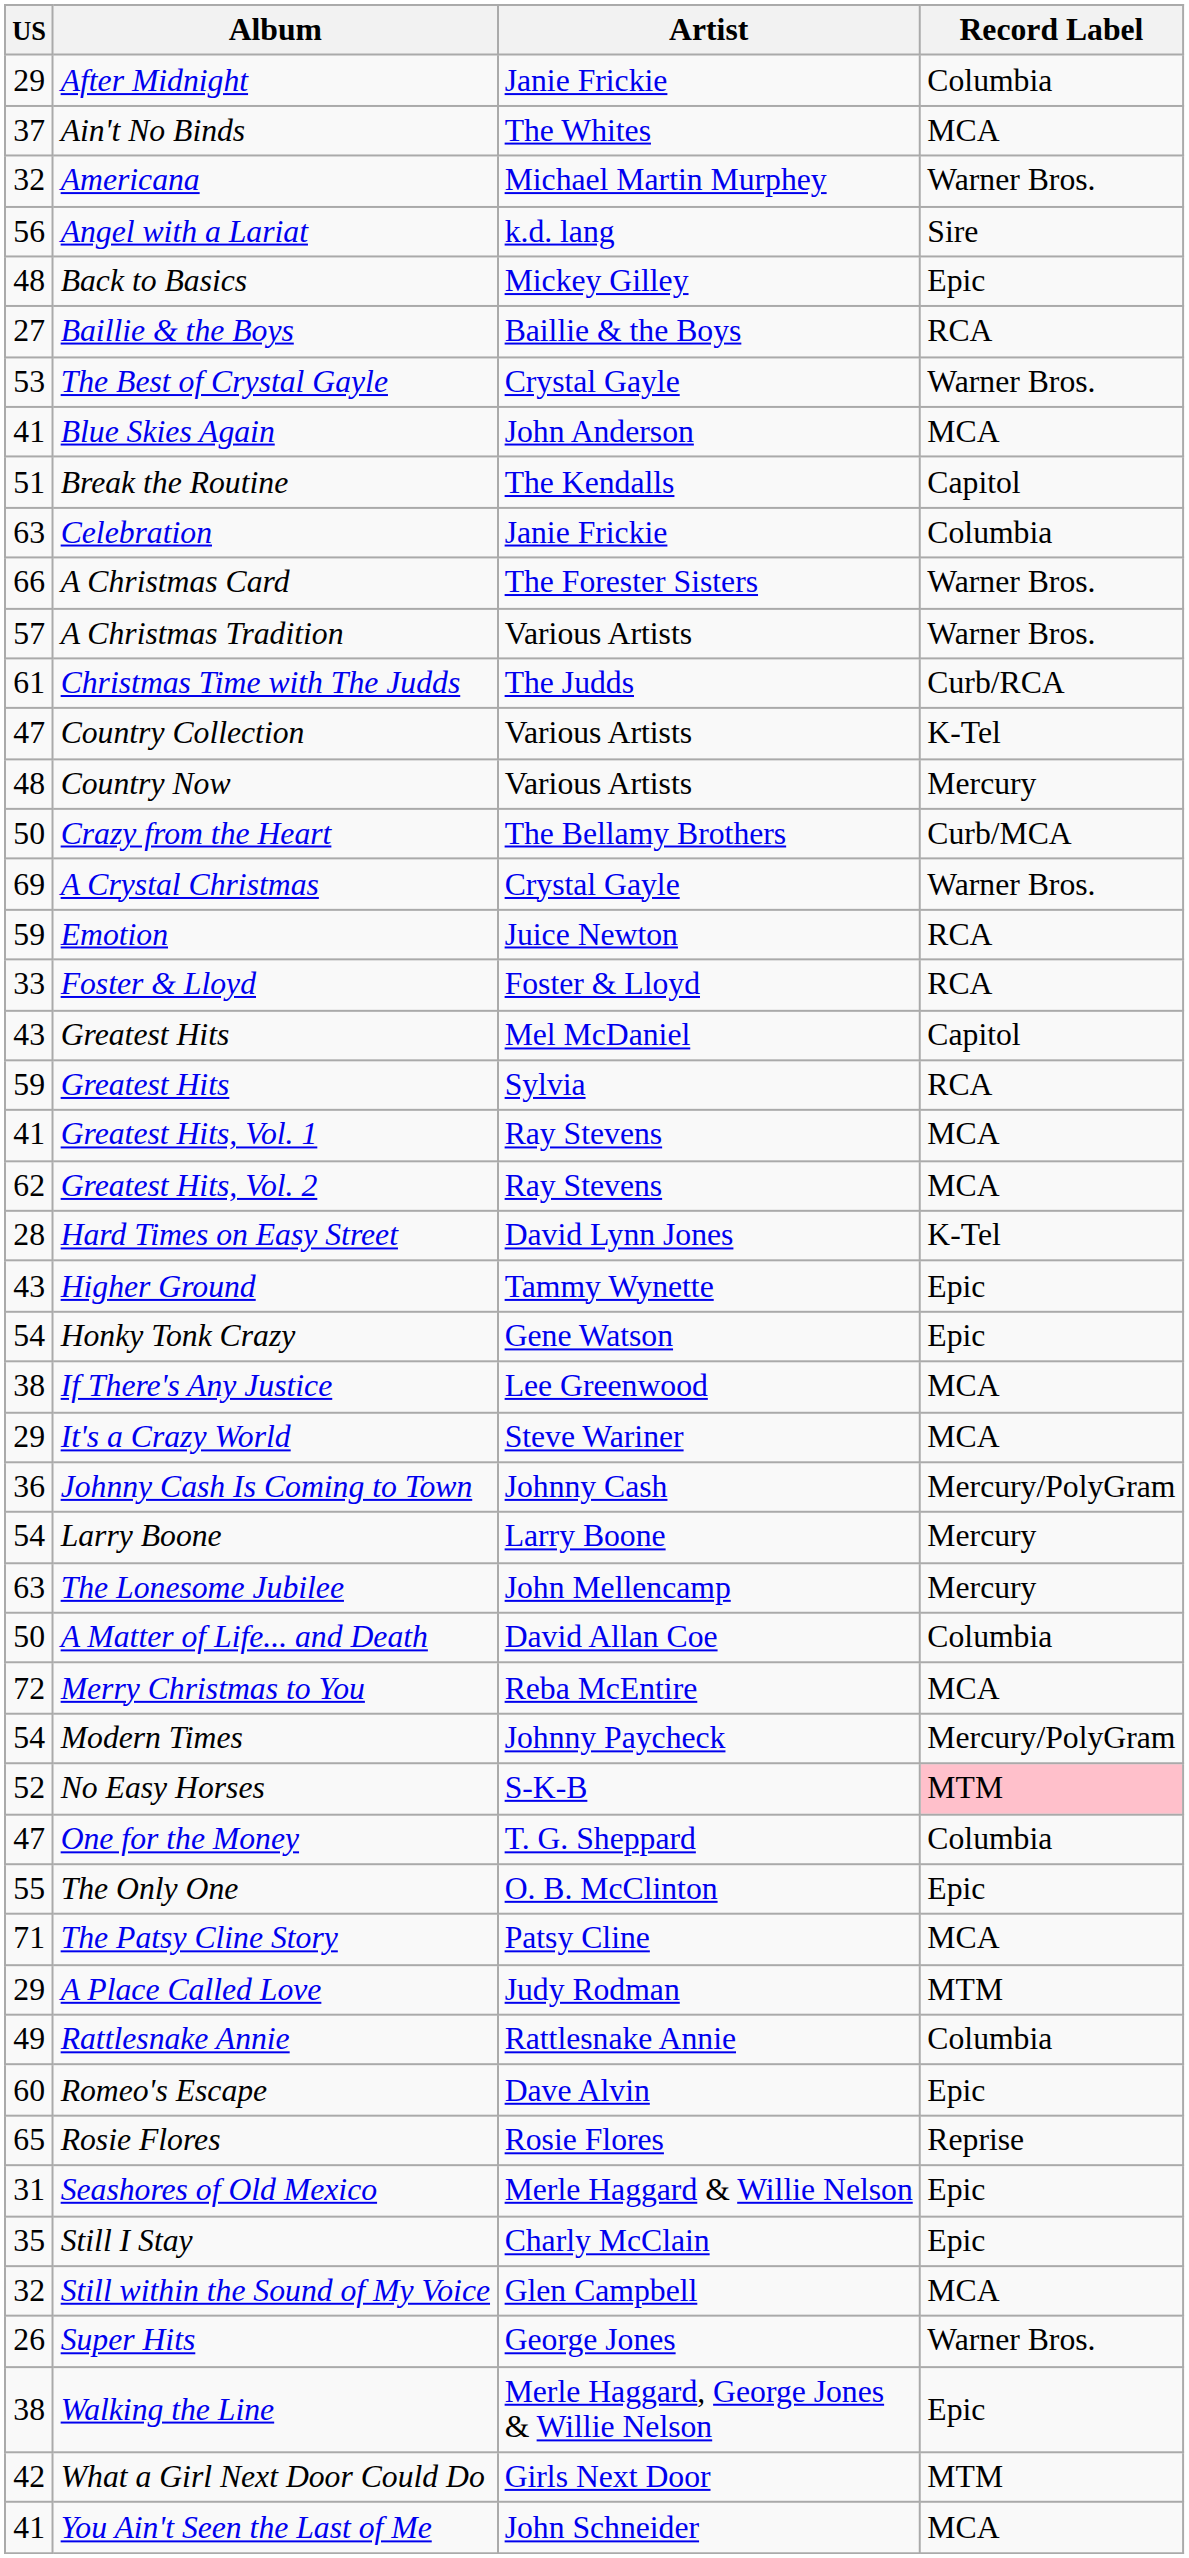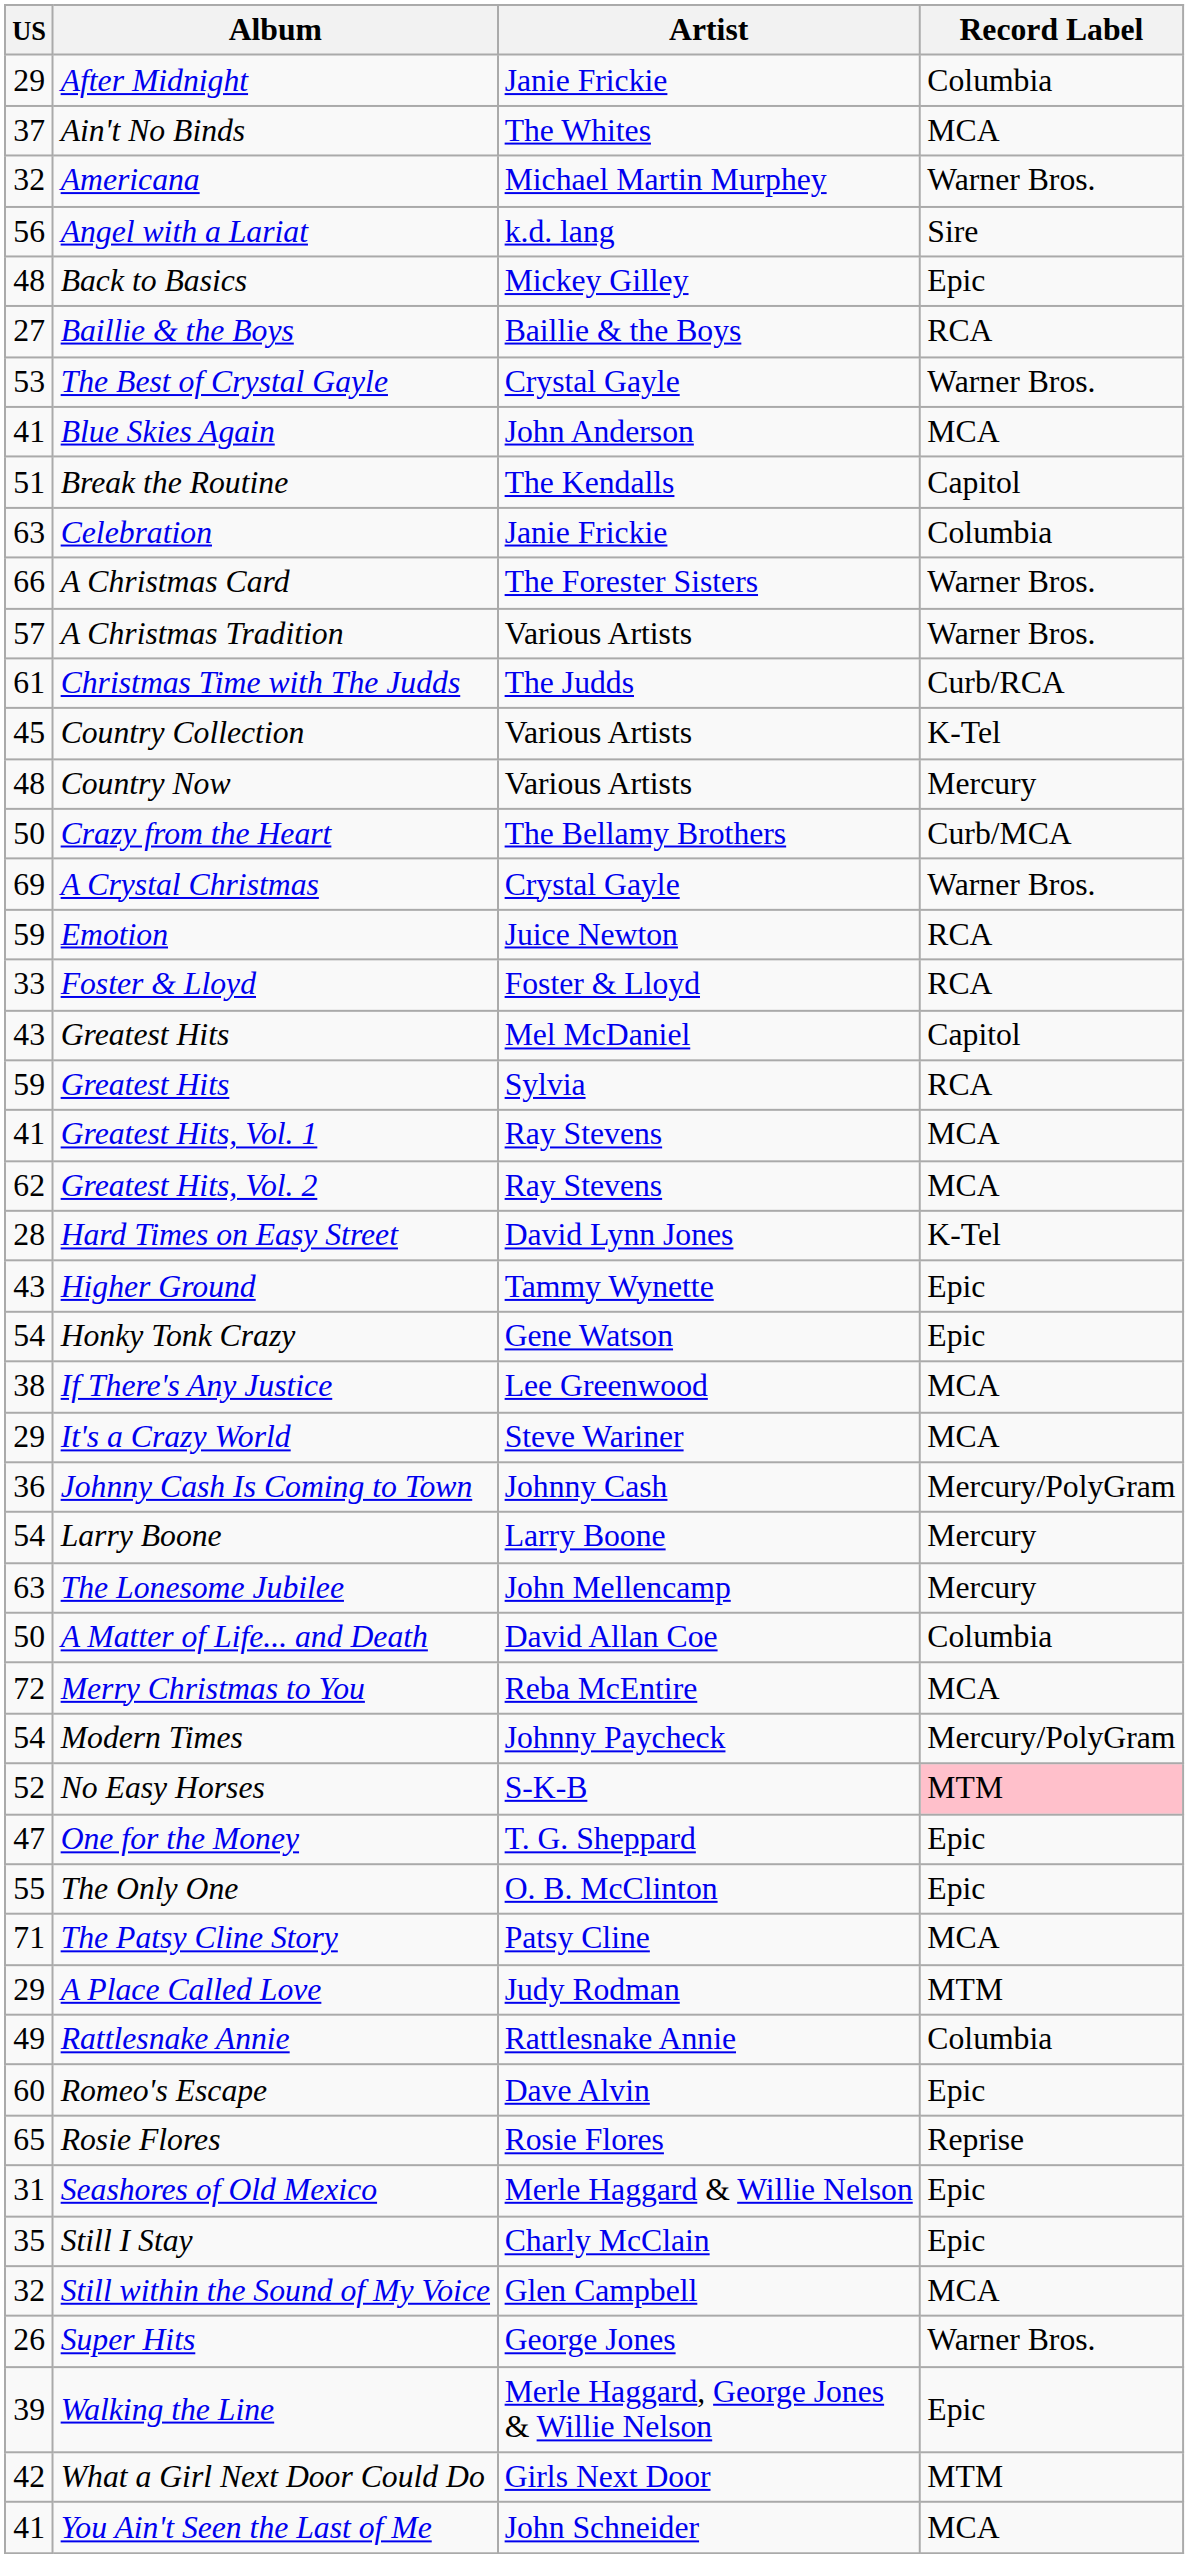(29, 733) 47 -> (29, 733) 45
(990, 1838) Columbia -> (956, 1838) Epic
(29, 2408) 38 -> (29, 2408) 39
